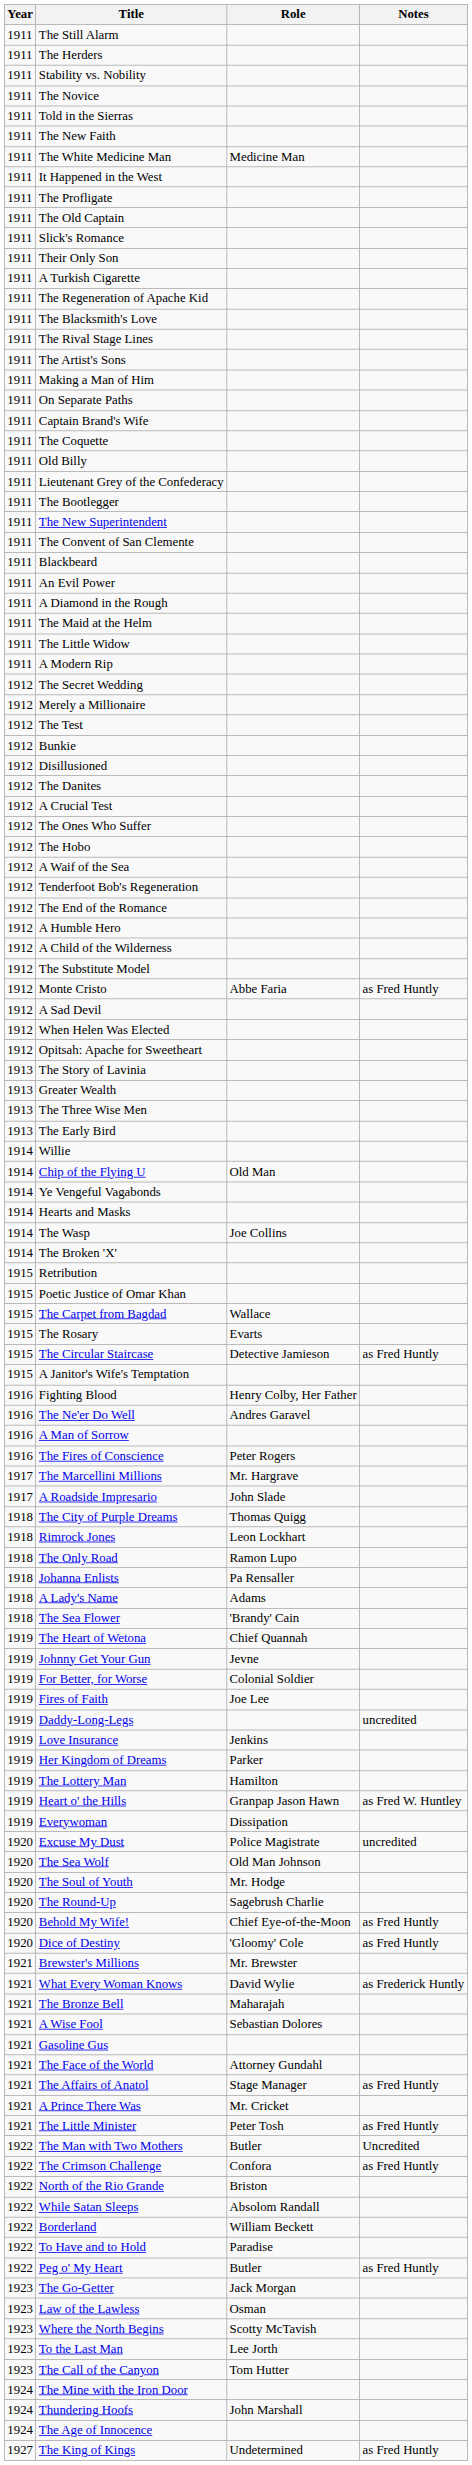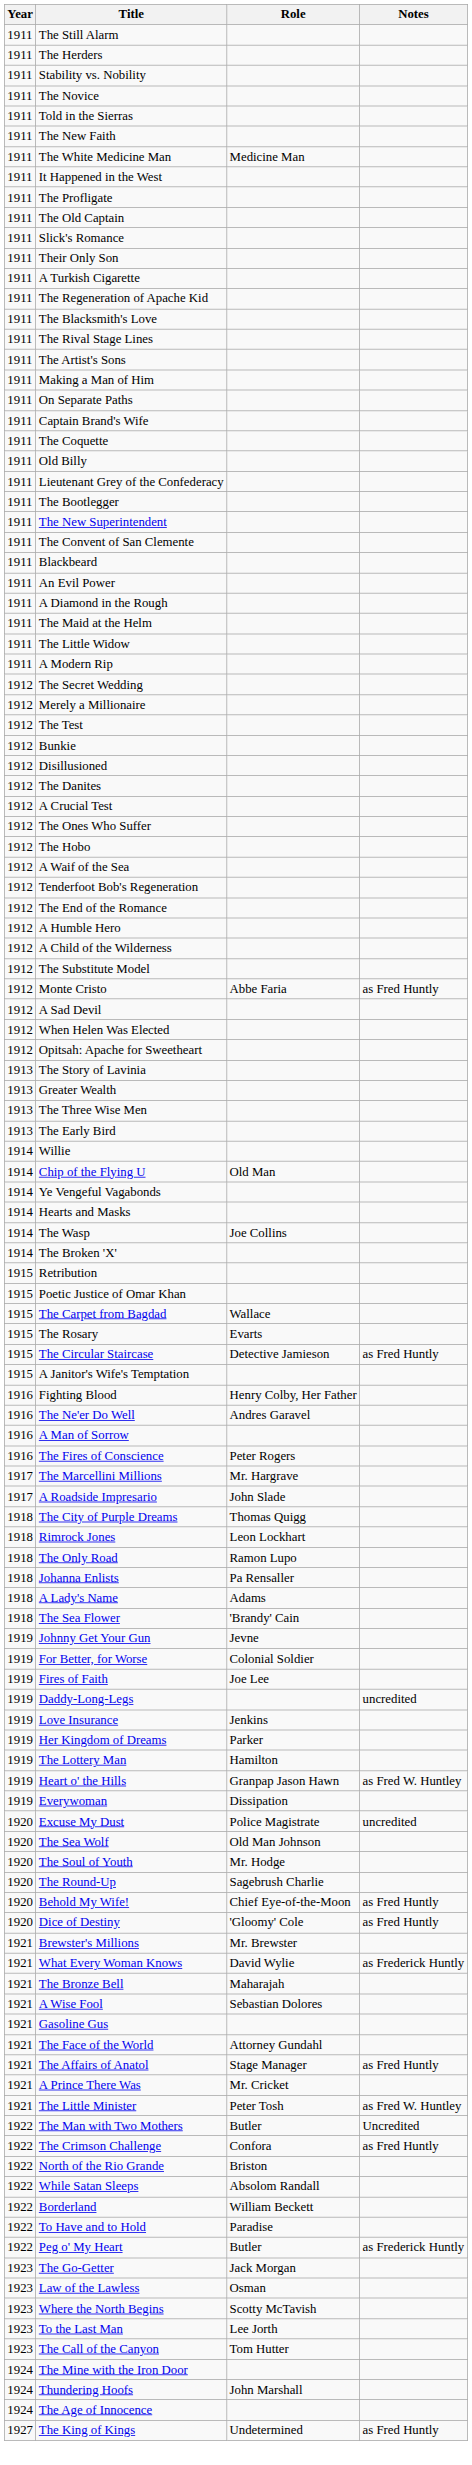- row: (92, 1638)
(401, 2125) as Fred Huntly -> (412, 2105) as Fred W. Huntley
(401, 2267) as Fred Huntly -> (413, 2247) as Frederick Huntly
